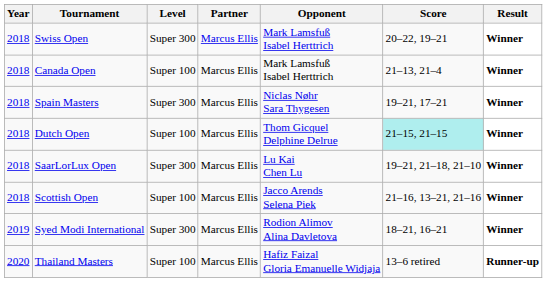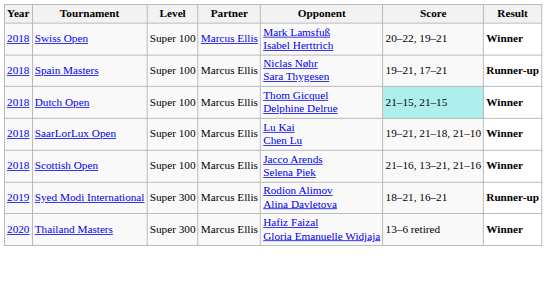(173, 39) Super 300 -> (173, 39) Super 100
- row: (65, 71)
(173, 102) Super 300 -> (173, 71) Super 100
(505, 102) Winner -> (513, 71) Runner-up
(173, 166) Super 300 -> (173, 134) Super 100
(505, 230) Winner -> (513, 198) Runner-up
(173, 261) Super 100 -> (173, 230) Super 300
(513, 261) Runner-up -> (505, 230) Winner
